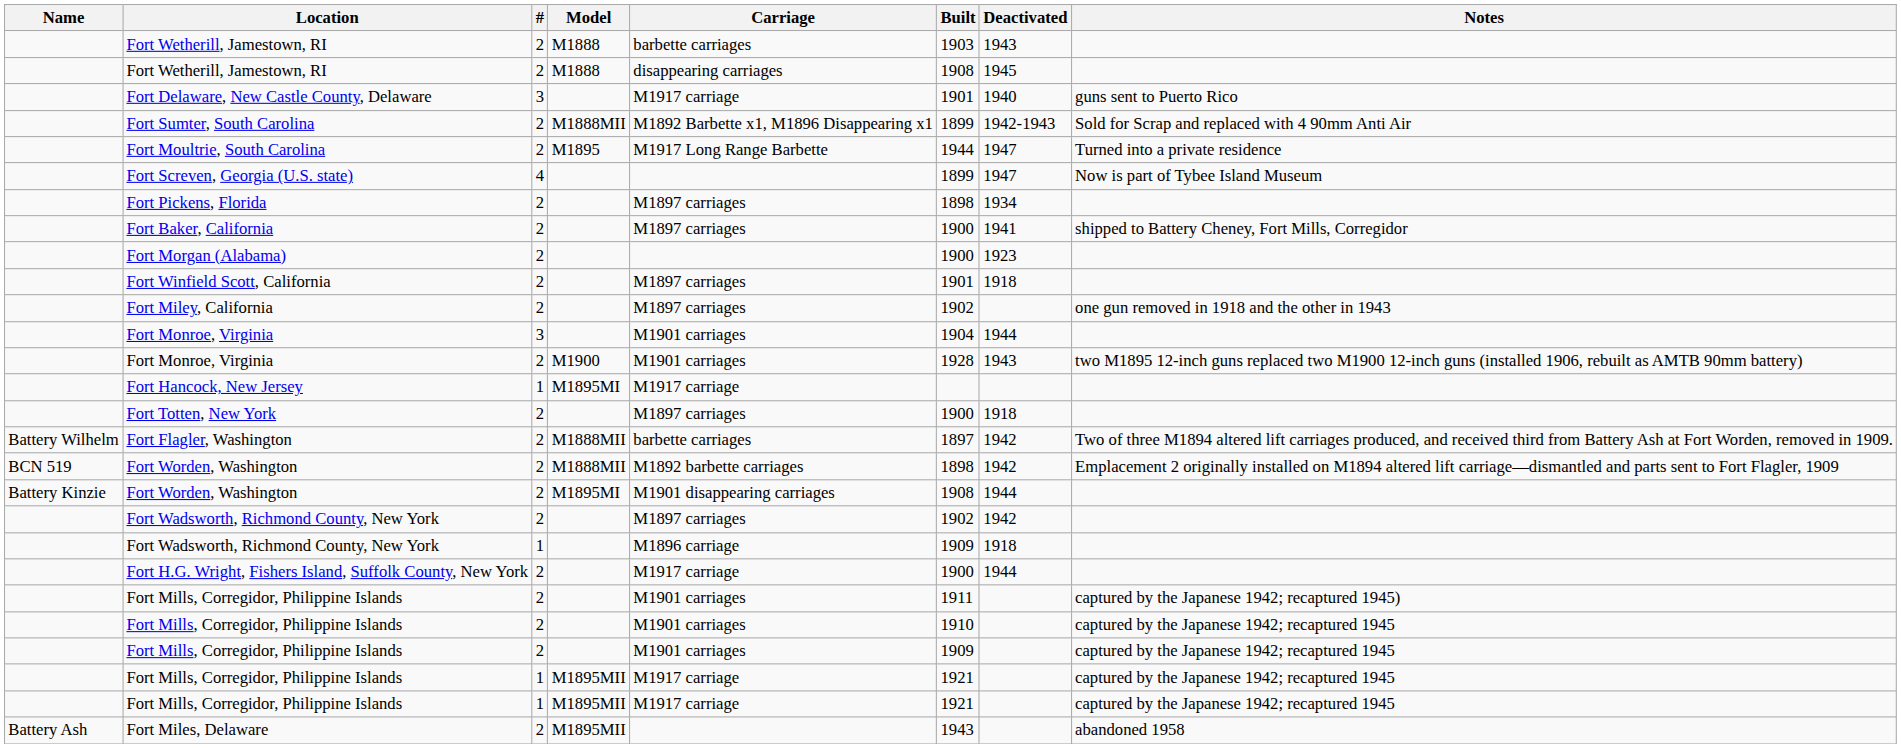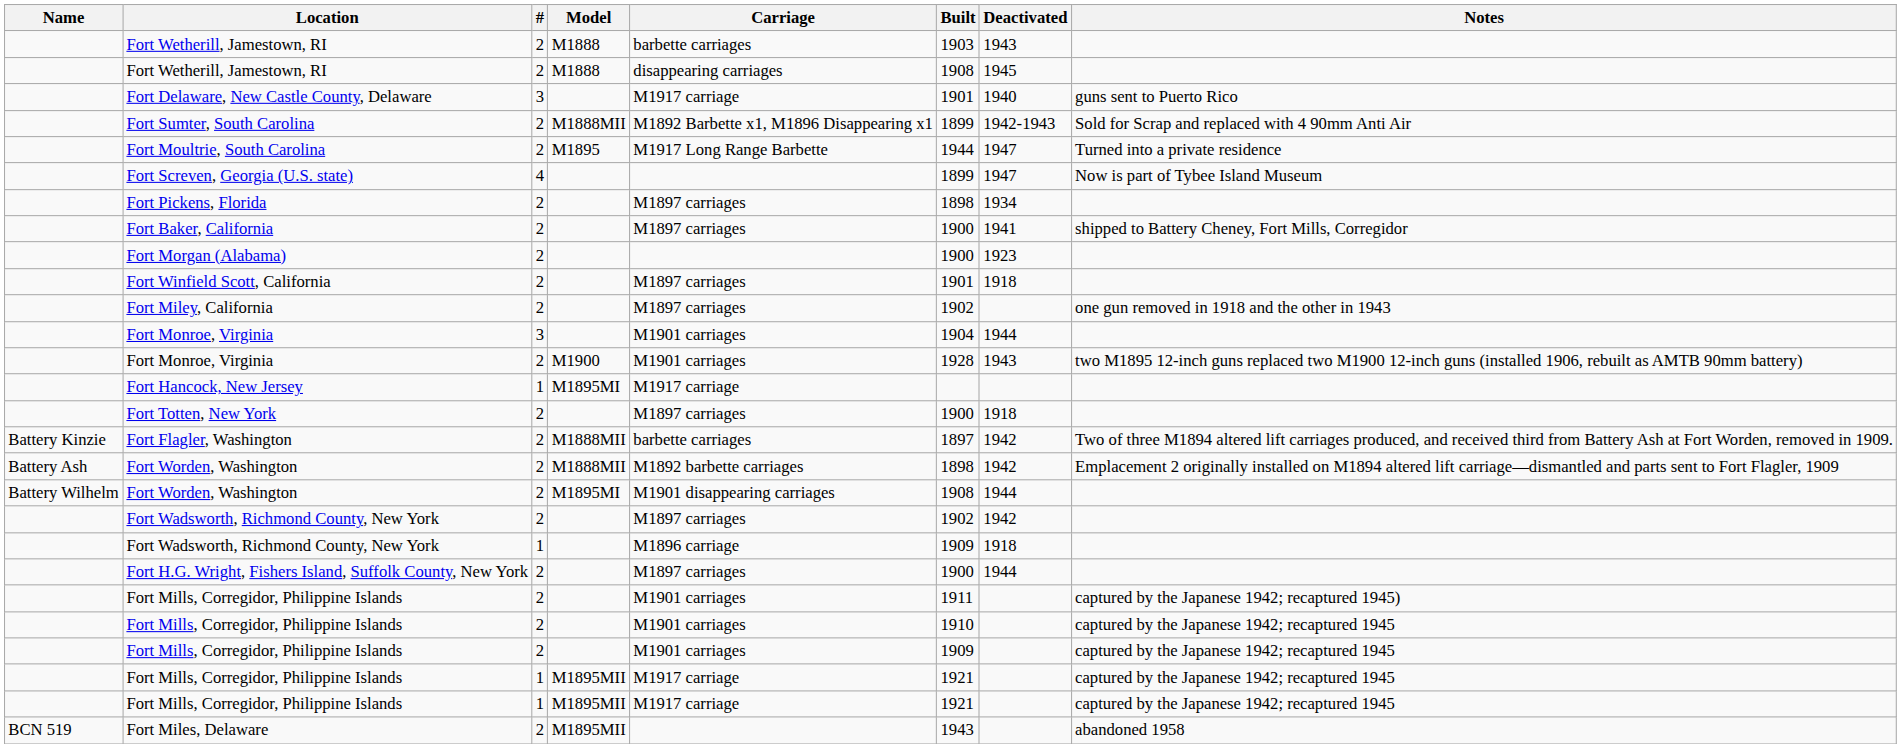(64, 439) Battery Wilhelm -> (57, 439) Battery Kinzie
(40, 466) BCN 519 -> (48, 466) Battery Ash
(57, 492) Battery Kinzie -> (64, 492) Battery Wilhelm
(686, 571) M1917 carriage -> (690, 571) M1897 carriages
(48, 730) Battery Ash -> (40, 730) BCN 519
